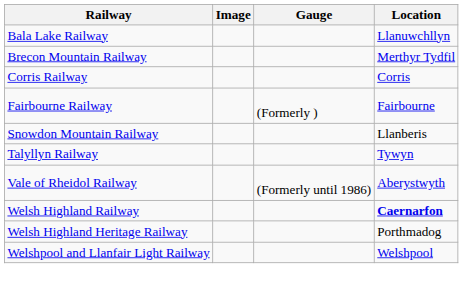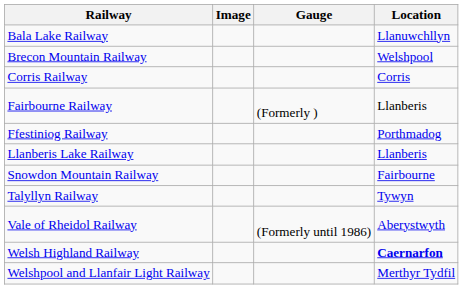(416, 56) Merthyr Tydfil -> (405, 56) Welshpool
(406, 105) Fairbourne -> (402, 105) Llanberis
+ row: (58, 133)
+ row: (70, 154)
(402, 133) Llanberis -> (406, 175) Fairbourne
- row: (97, 231)
(405, 252) Welshpool -> (416, 273) Merthyr Tydfil
